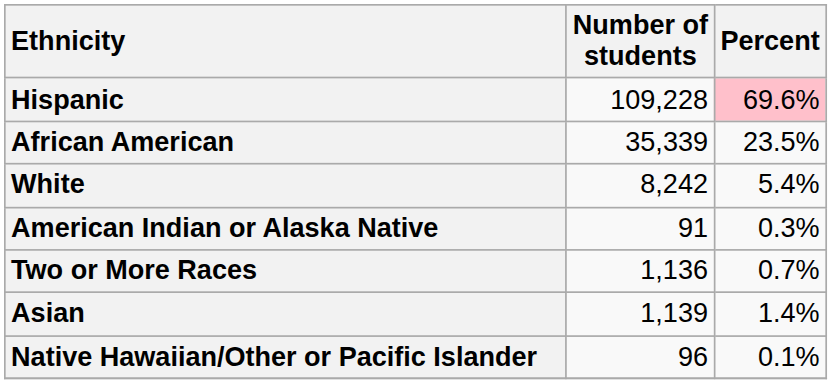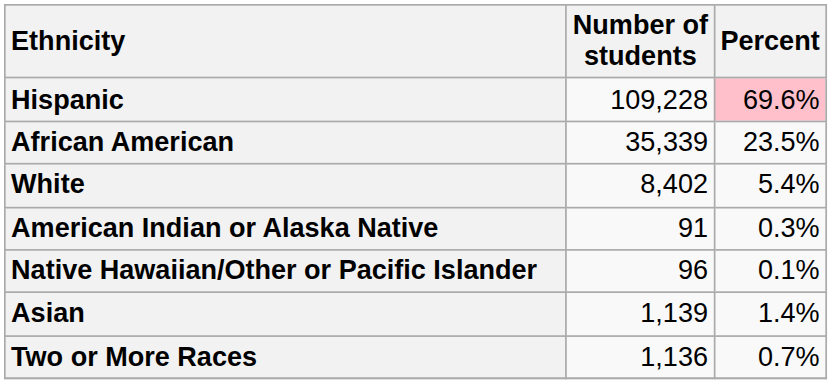(674, 185) 8,242 -> (674, 185) 8,402
rows swapped: (274, 356) <-> (134, 270)
